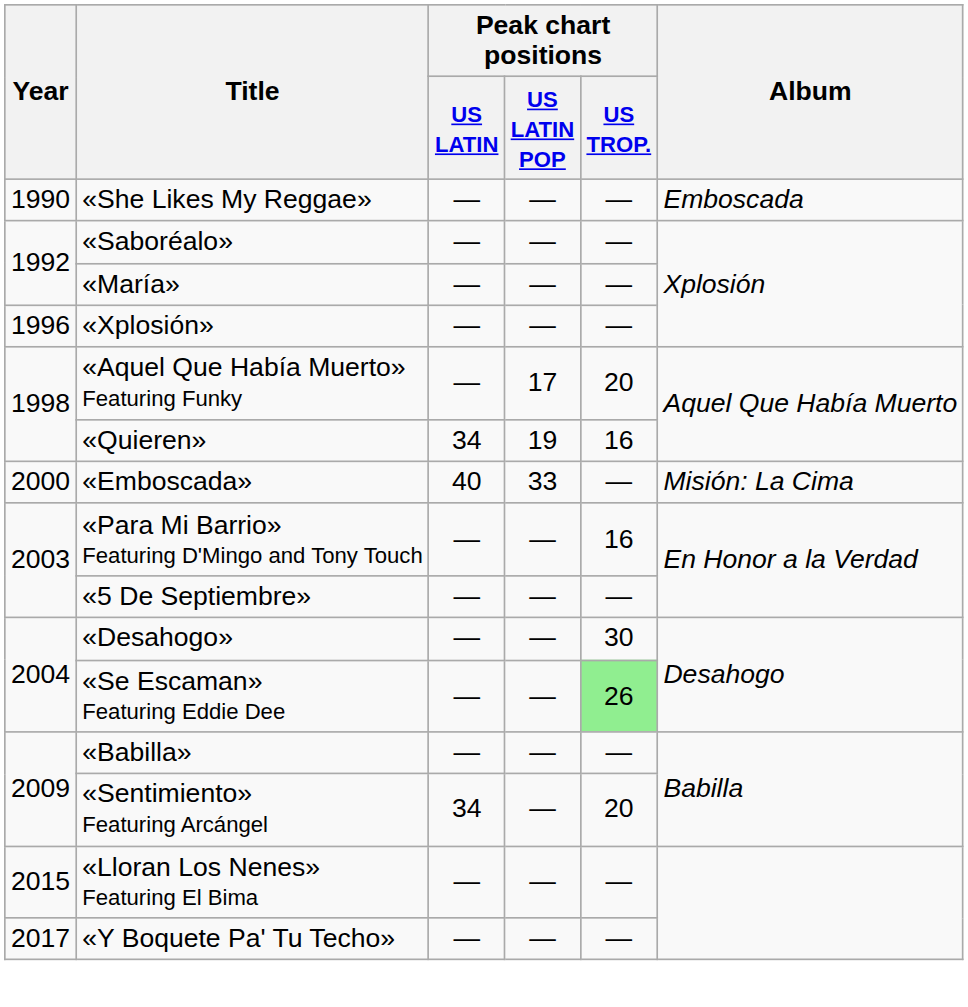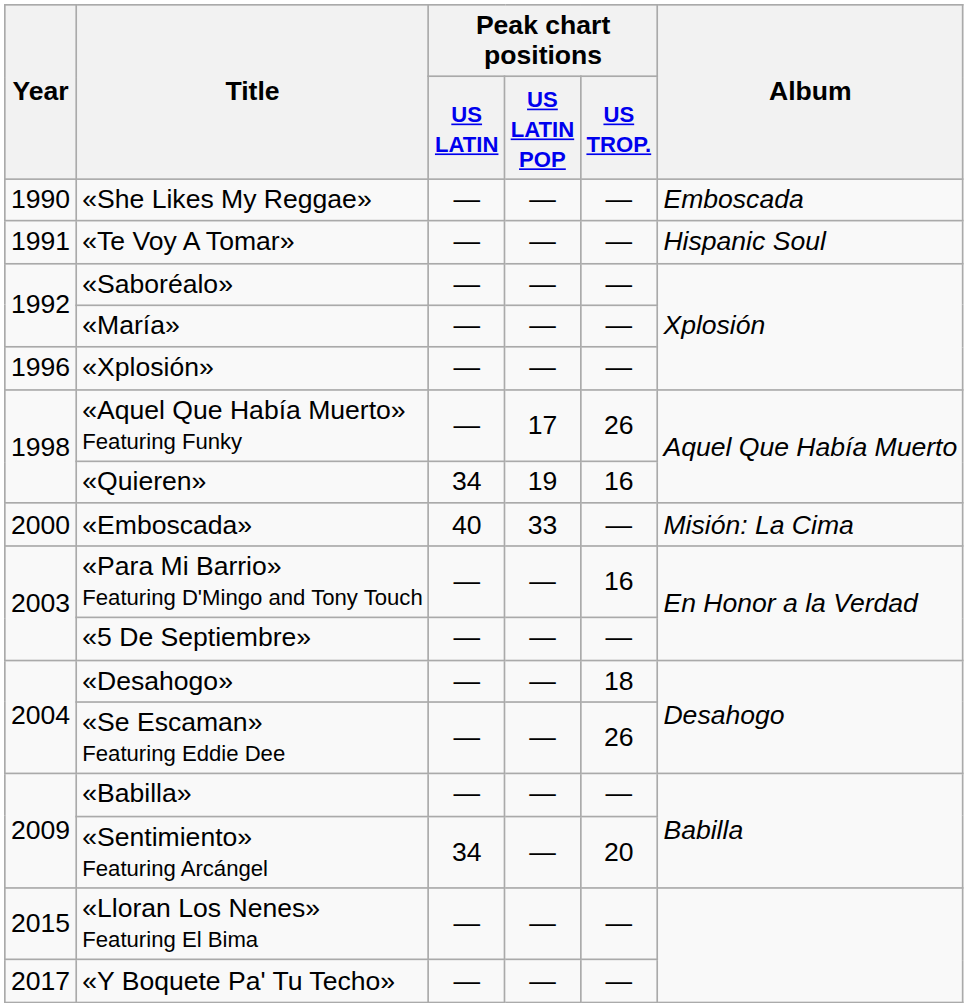+ row: (188, 241)
(619, 382) 20 -> (619, 424) 26
(619, 638) 30 -> (619, 680) 18
(619, 695) lightgreen background -> (619, 737) no background
